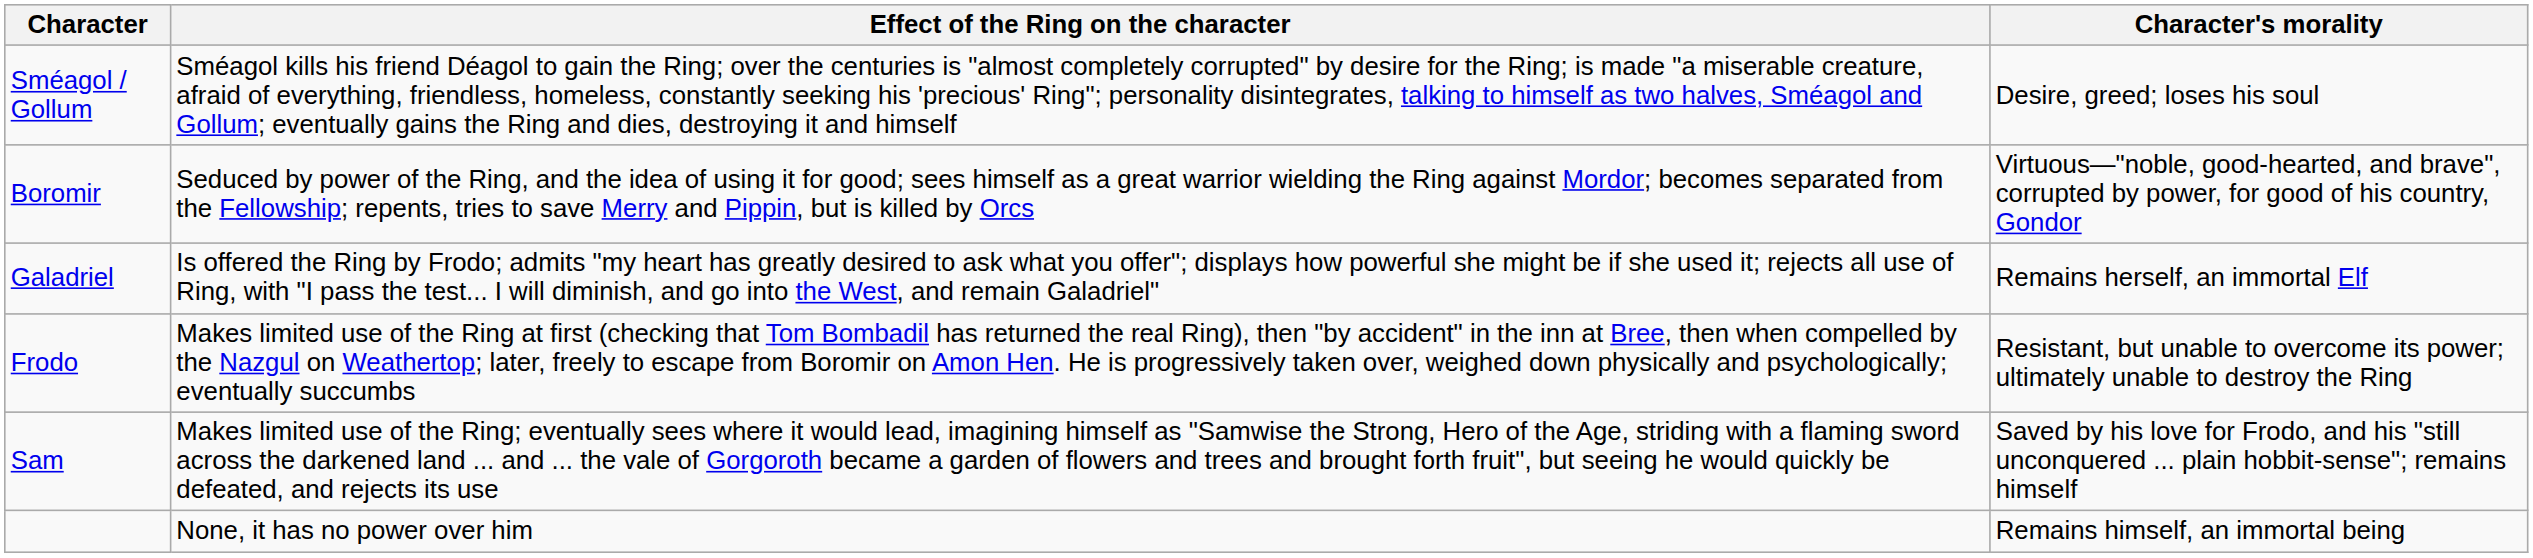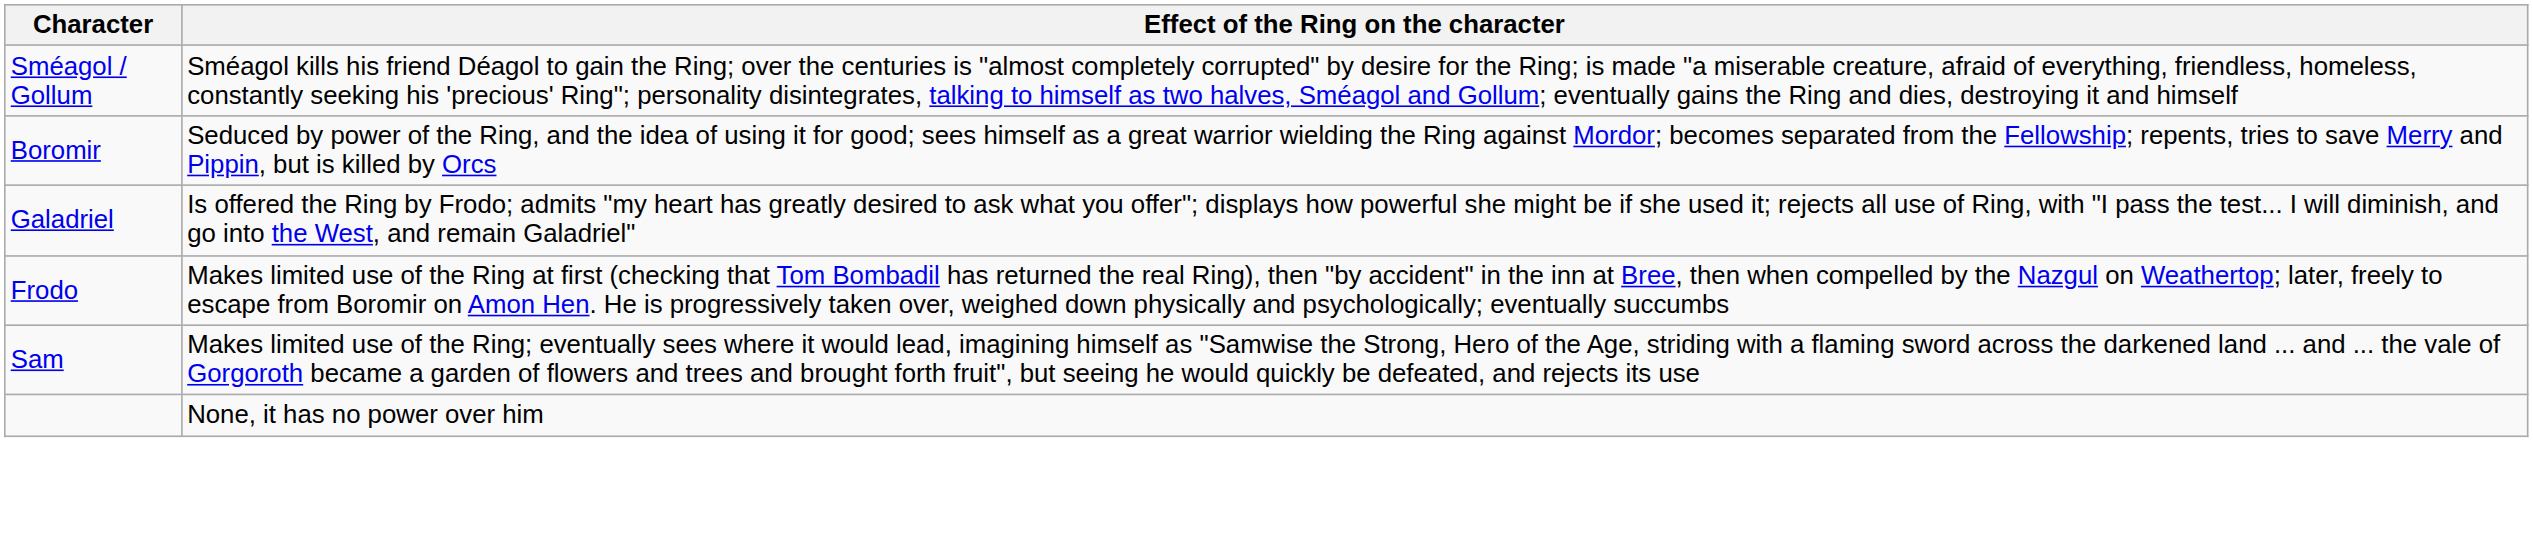- column: (2259, 24)
